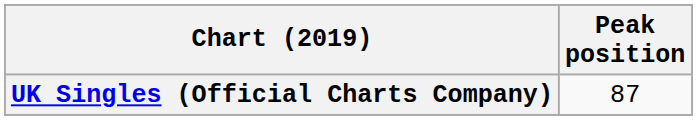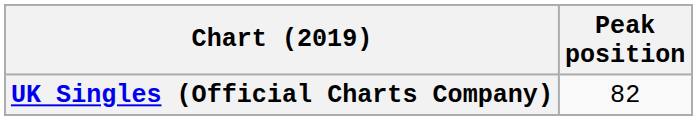(625, 95) 87 -> (625, 95) 82
